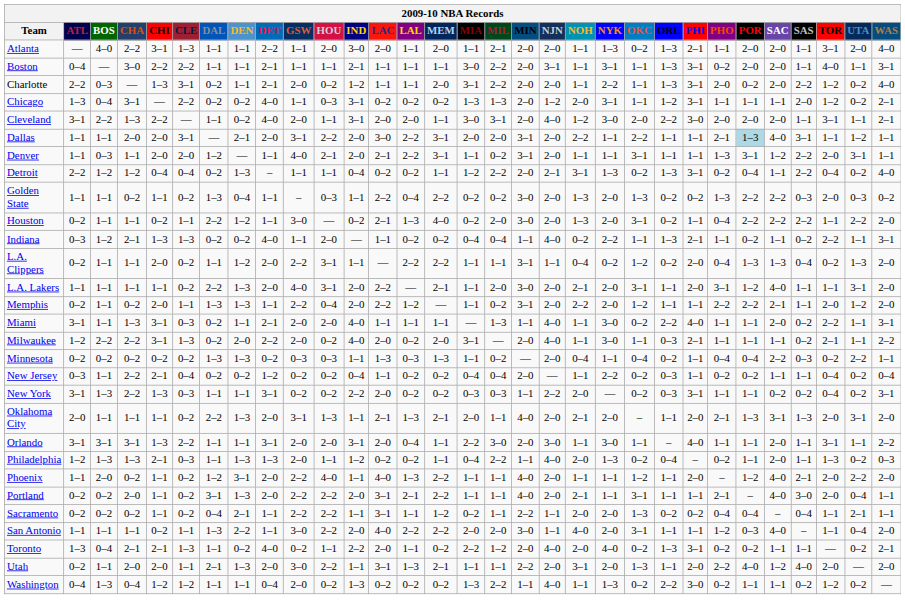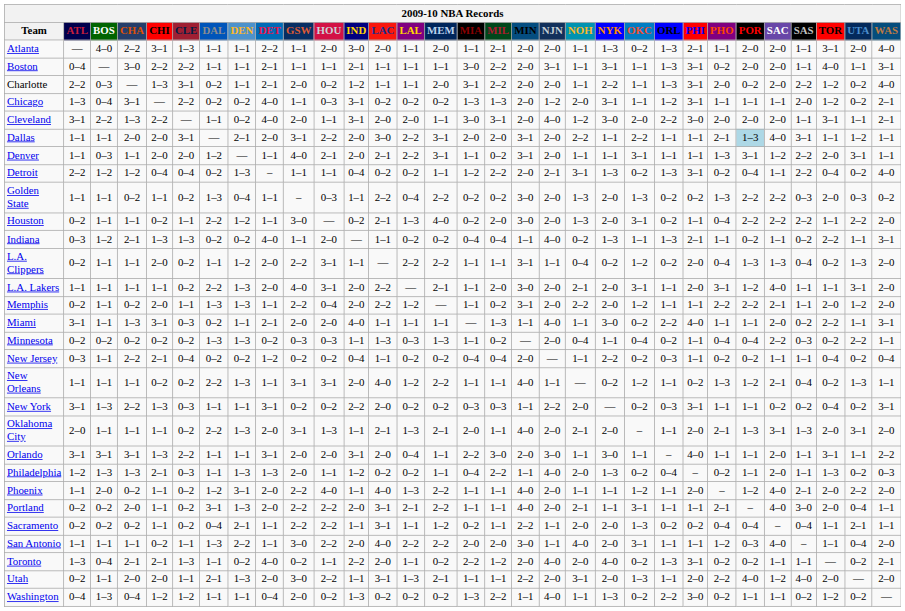(610, 239) 2–2 -> (610, 239) 1–3
- row: (31, 340)
+ row: (24, 382)
